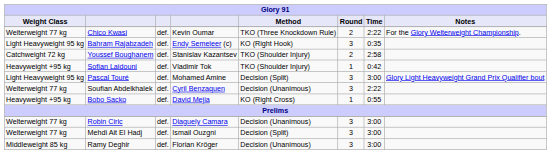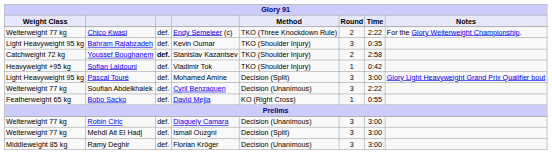(193, 32) Kevin Oumar -> (203, 32) Endy Semeleer (c)
(202, 44) Endy Semeleer (c) -> (194, 44) Kevin Oumar
(267, 44) KO (Right Hook) -> (276, 44) TKO (Shoulder Injury)
(163, 55) normal -> (163, 55) bold
(38, 100) Heavyweight +95 kg -> (39, 100) Featherweight 65 kg
